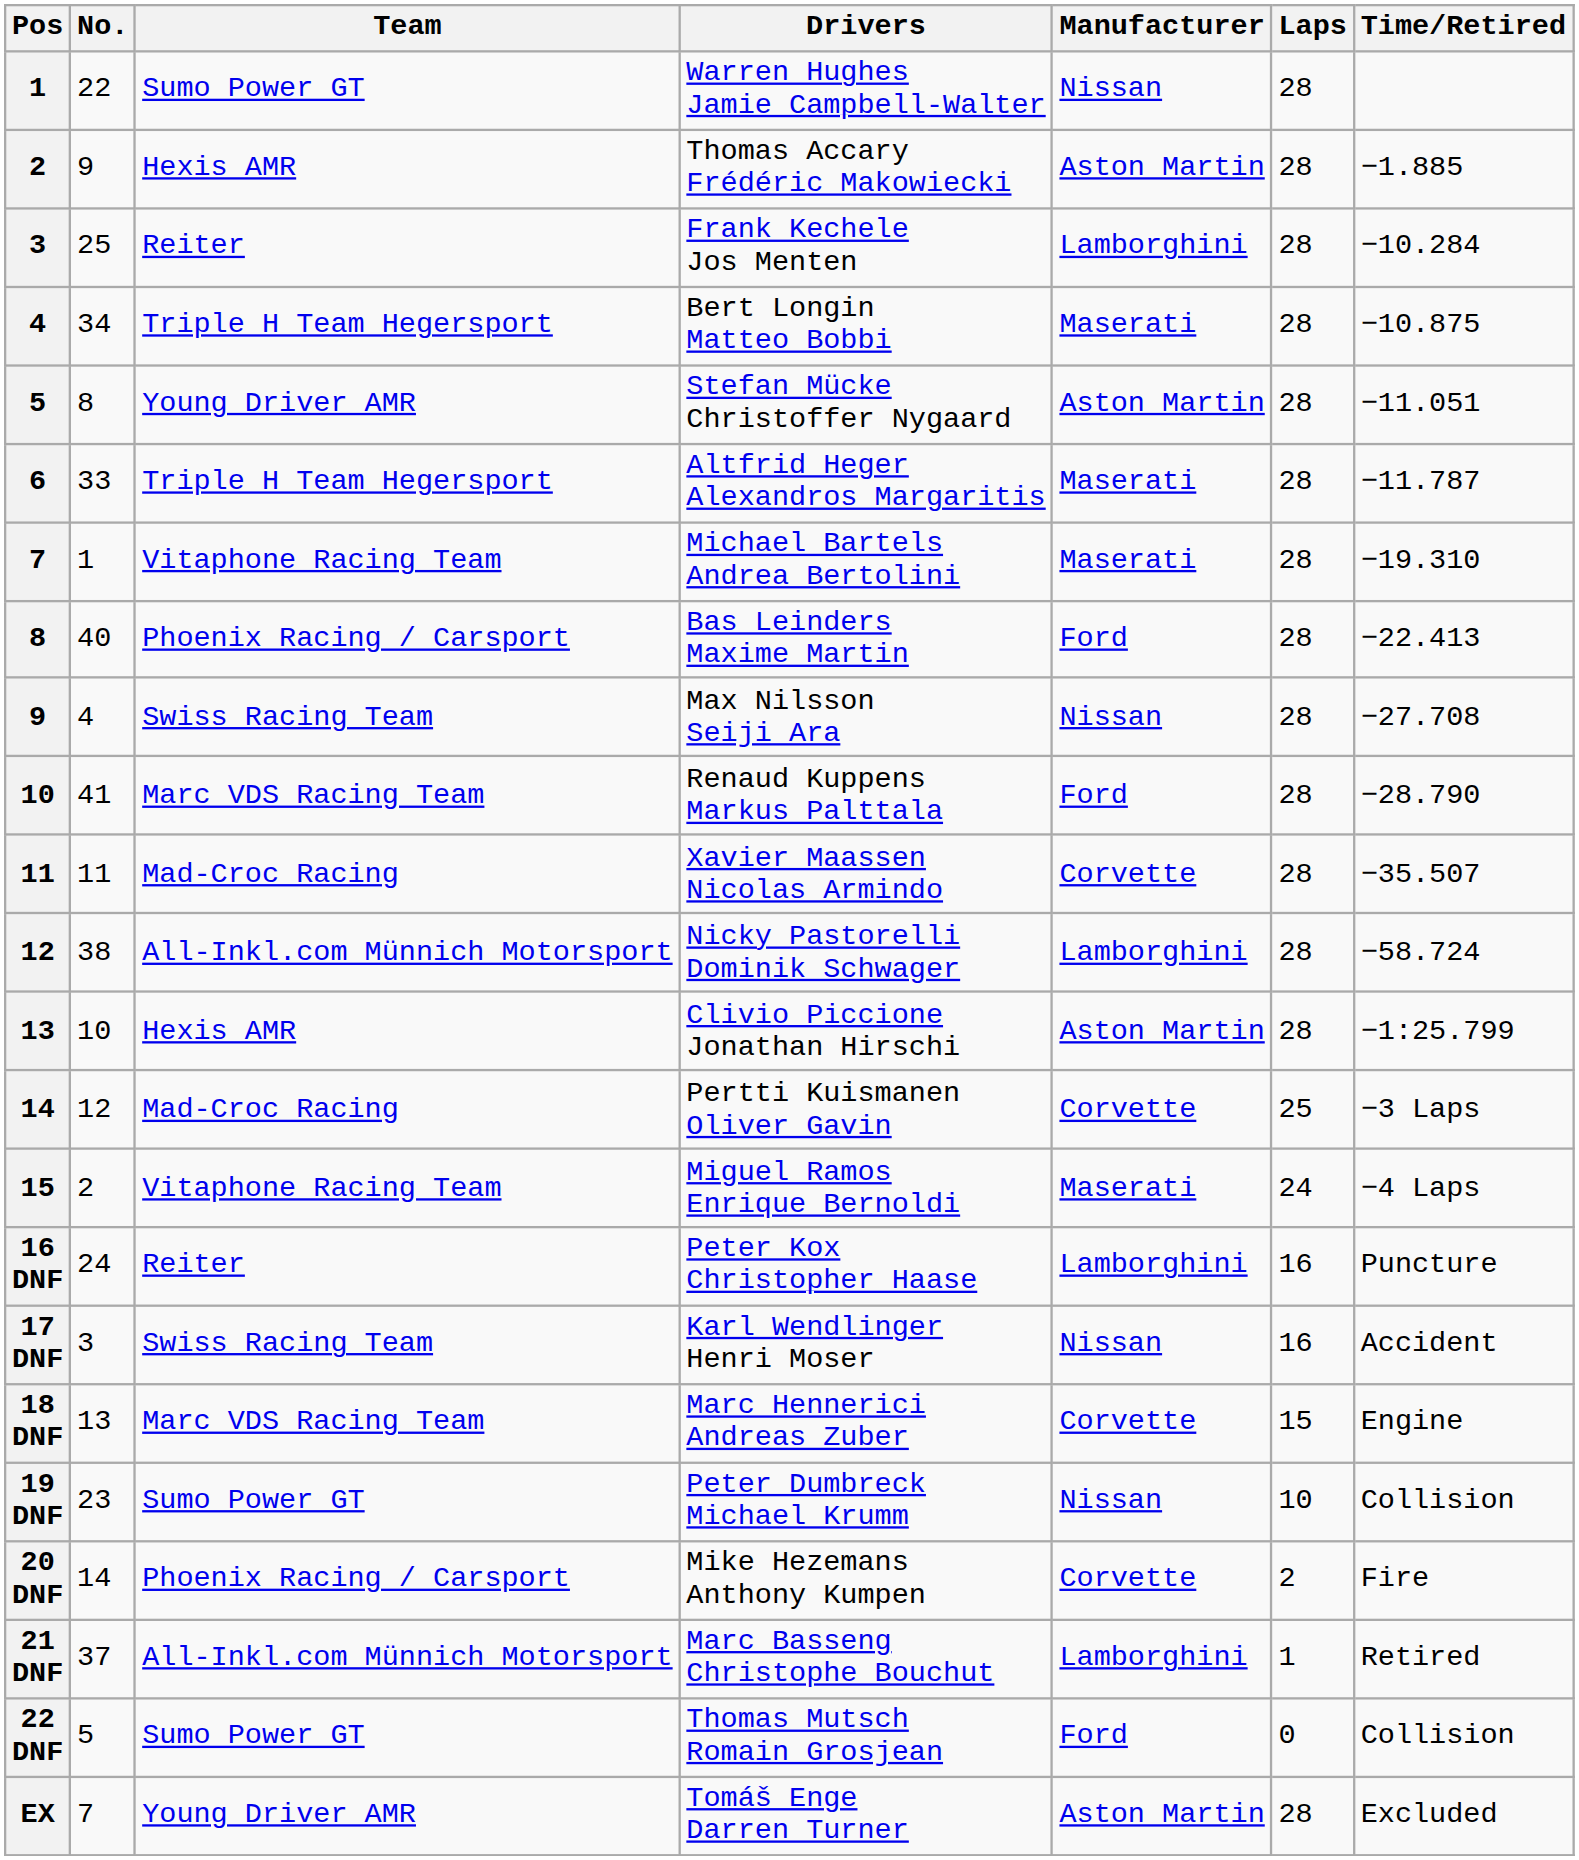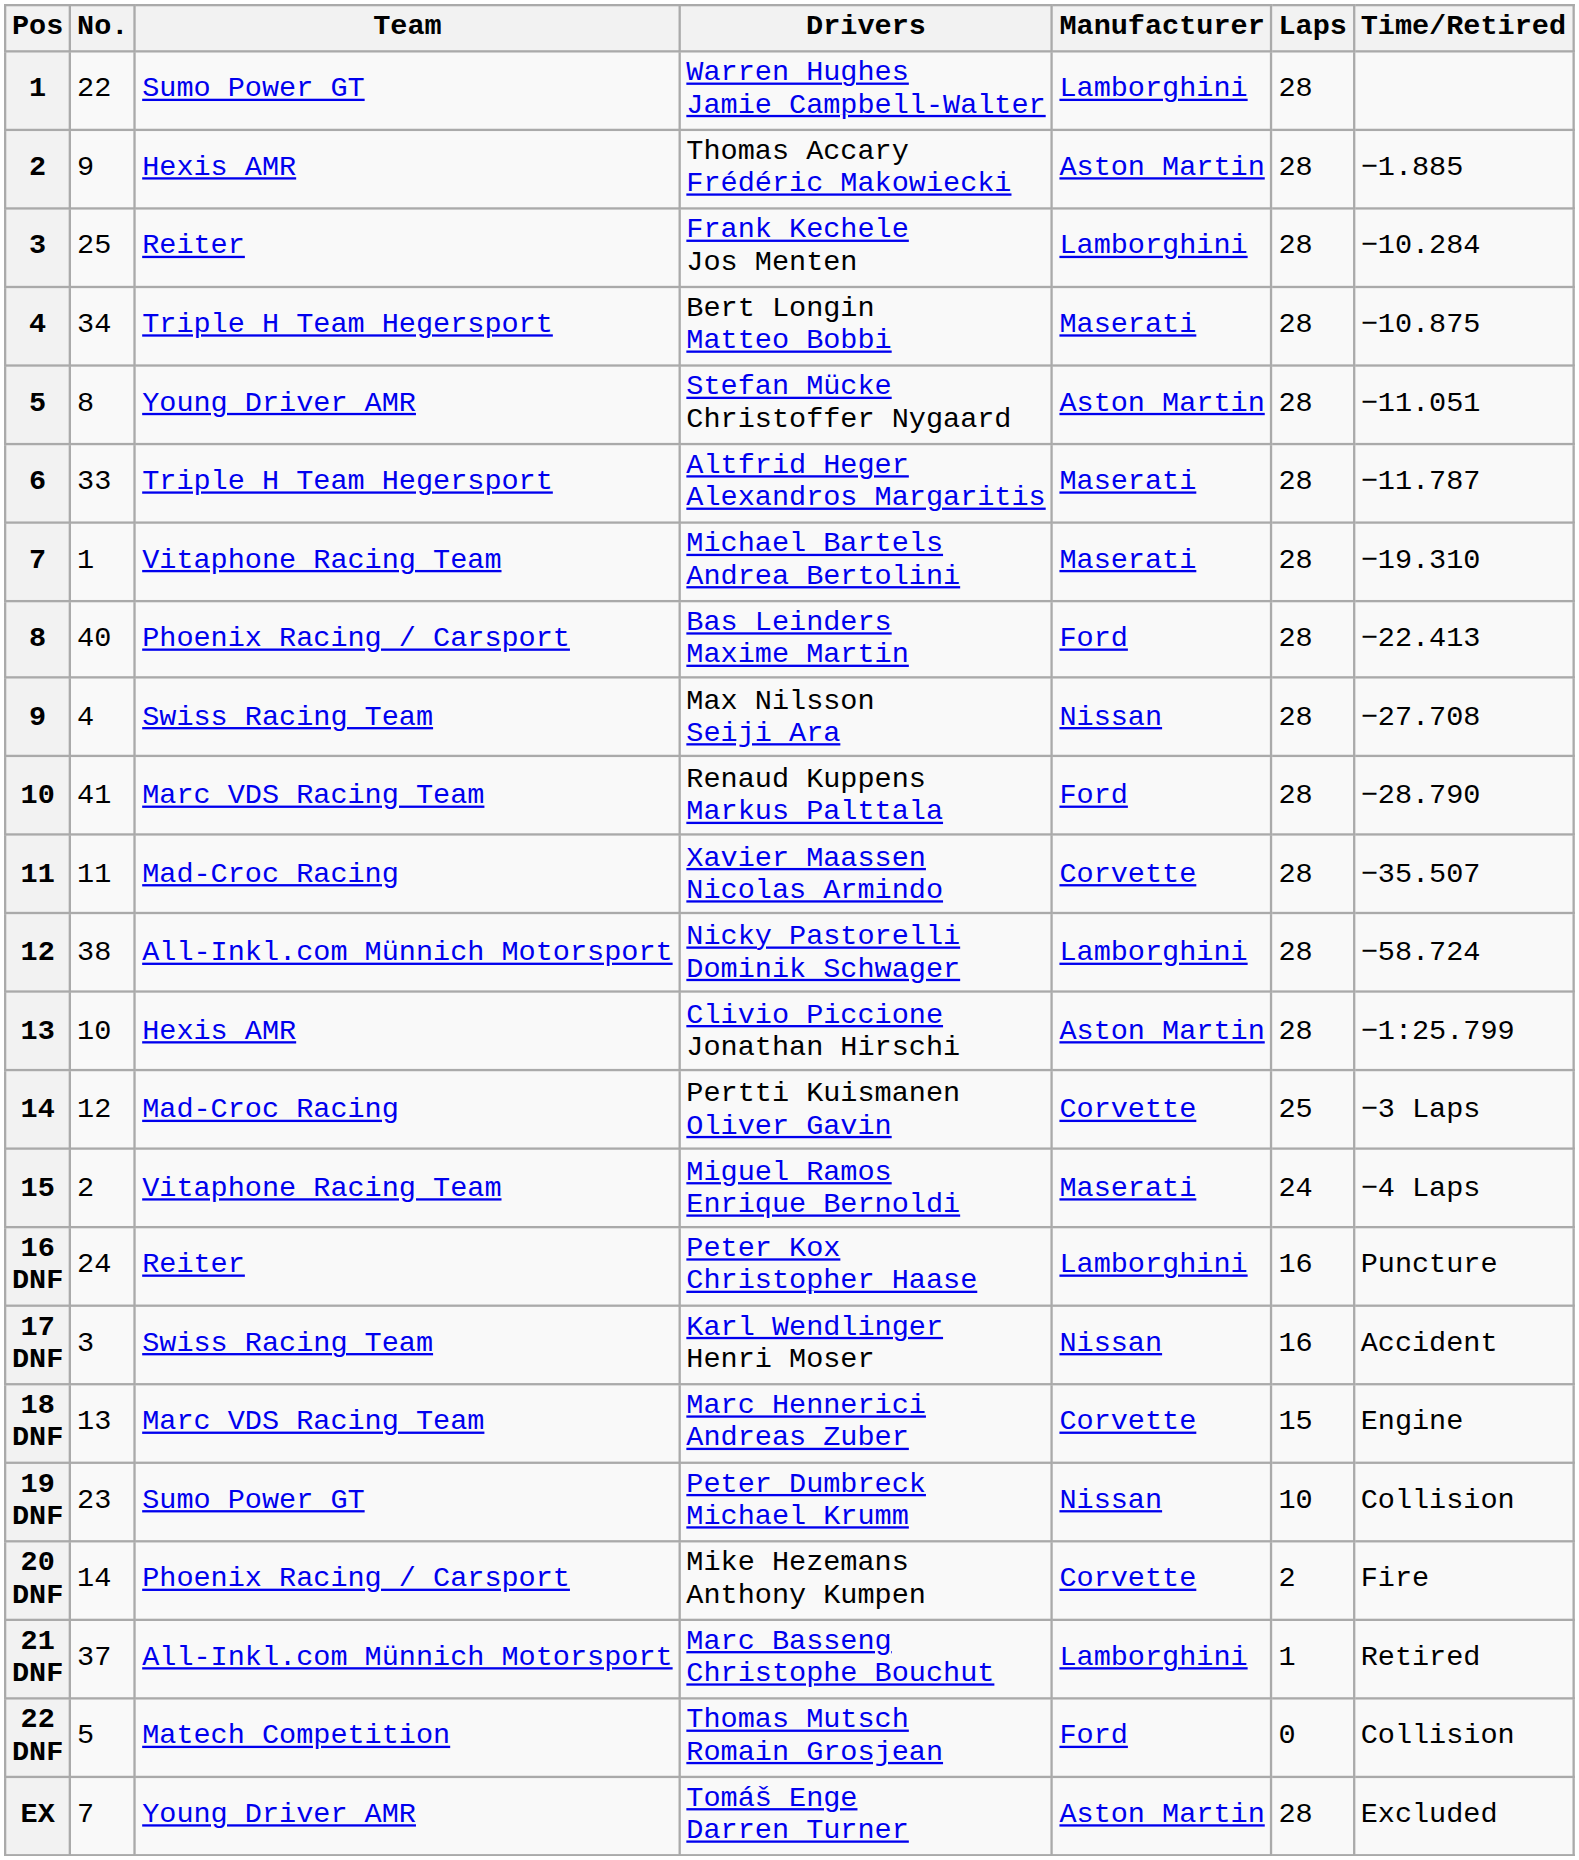(1111, 91) Nissan -> (1154, 91) Lamborghini
(253, 1737) Sumo Power GT -> (296, 1737) Matech Competition
